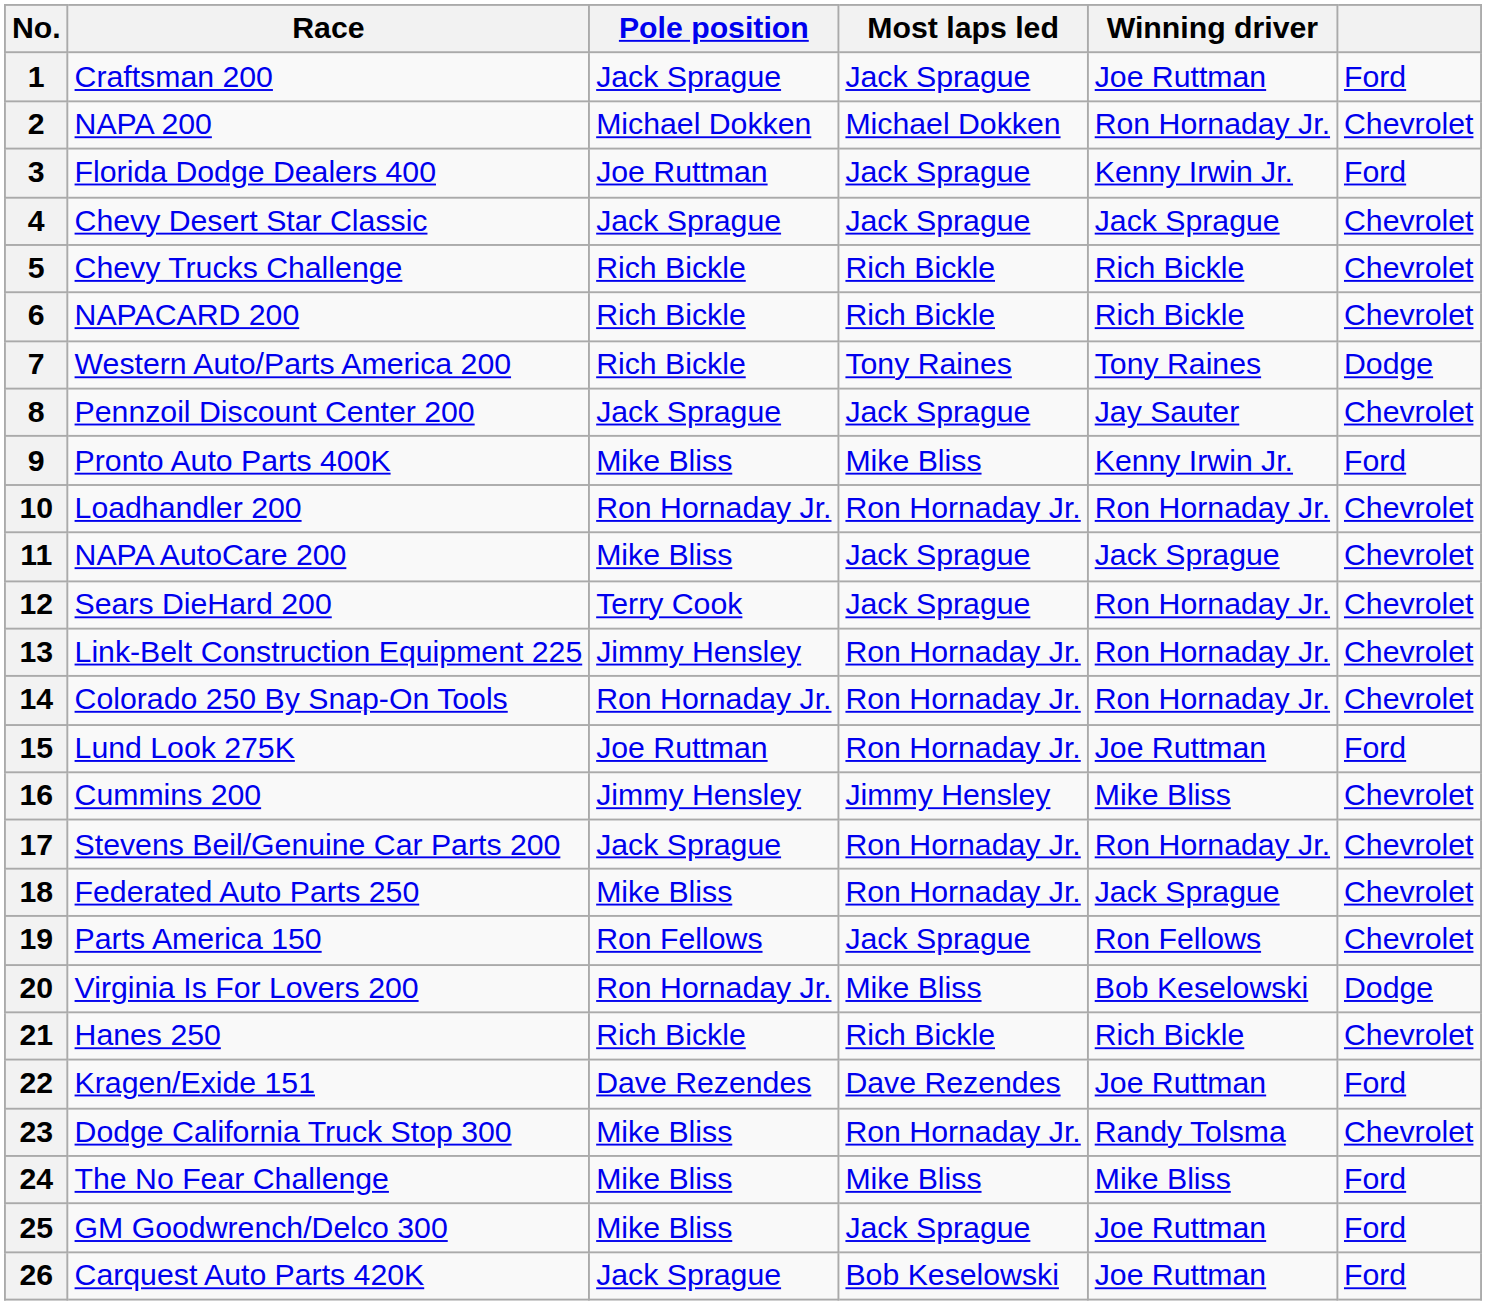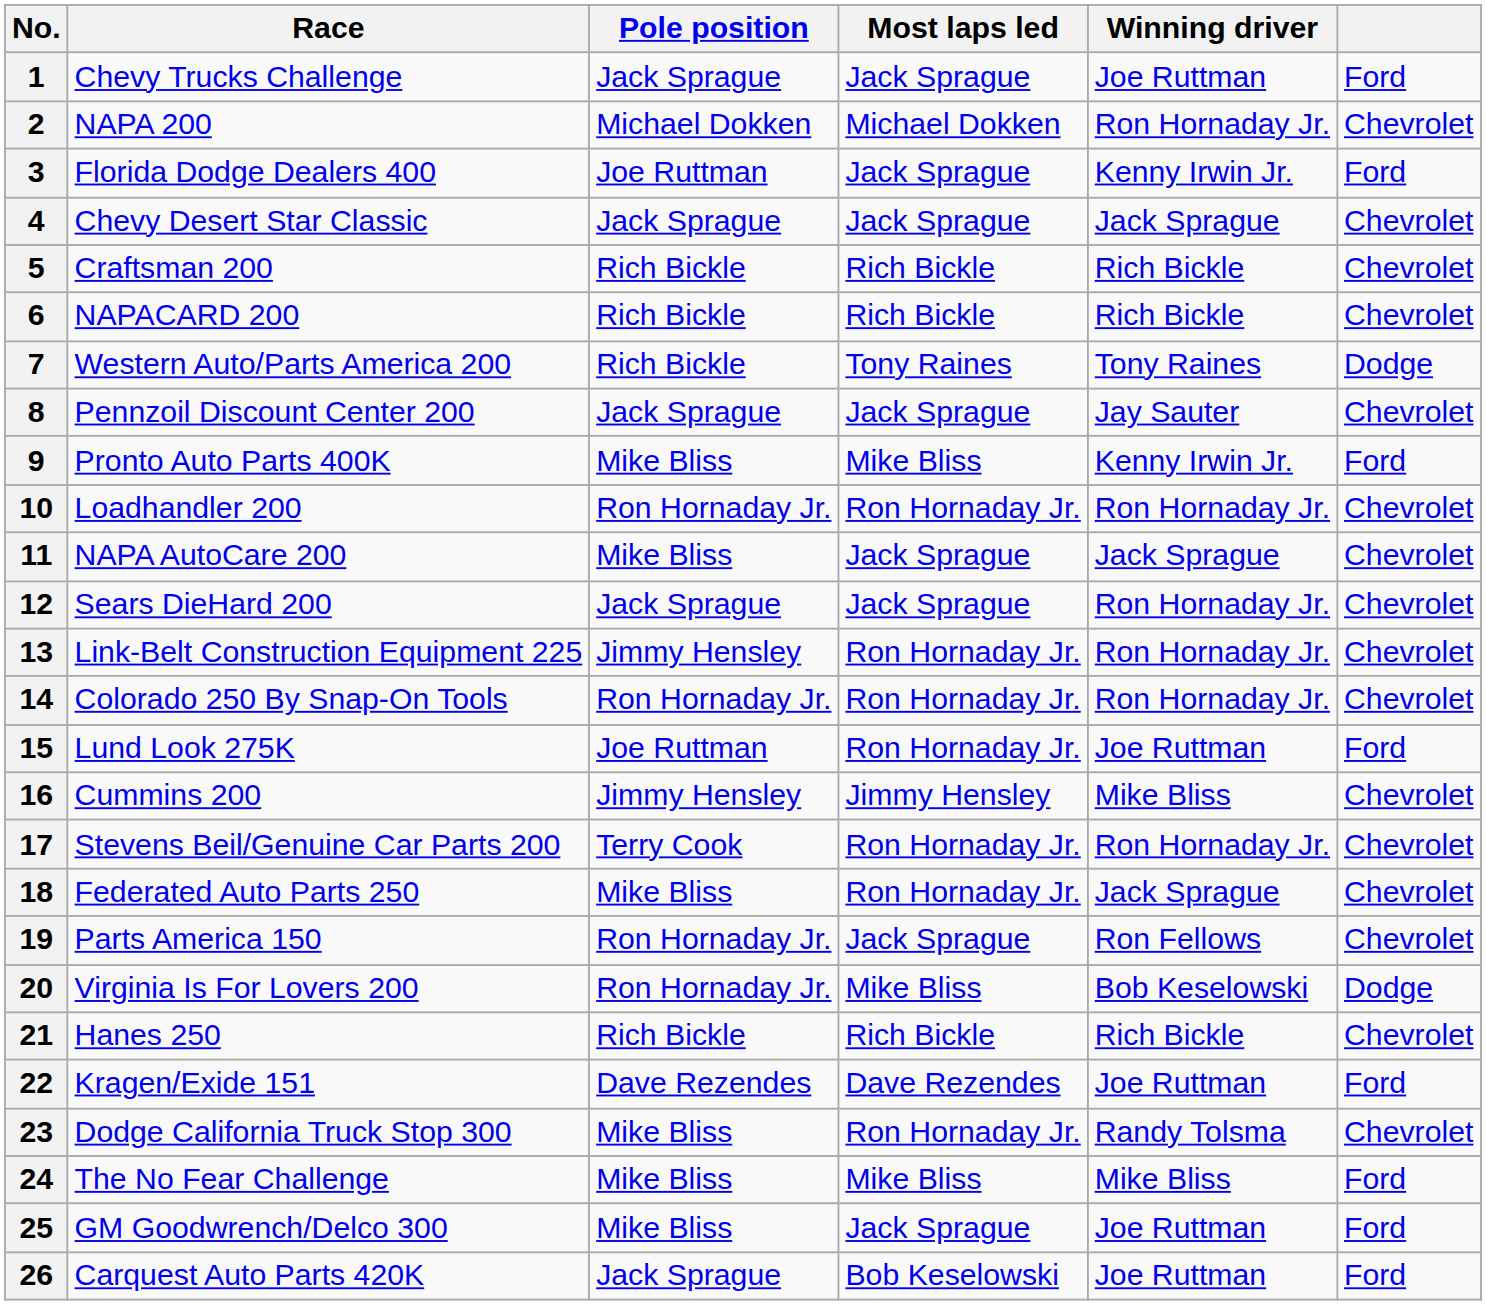(174, 76) Craftsman 200 -> (238, 76) Chevy Trucks Challenge
(238, 268) Chevy Trucks Challenge -> (174, 268) Craftsman 200
(669, 603) Terry Cook -> (689, 603) Jack Sprague
(689, 843) Jack Sprague -> (669, 843) Terry Cook
(679, 939) Ron Fellows -> (714, 939) Ron Hornaday Jr.
